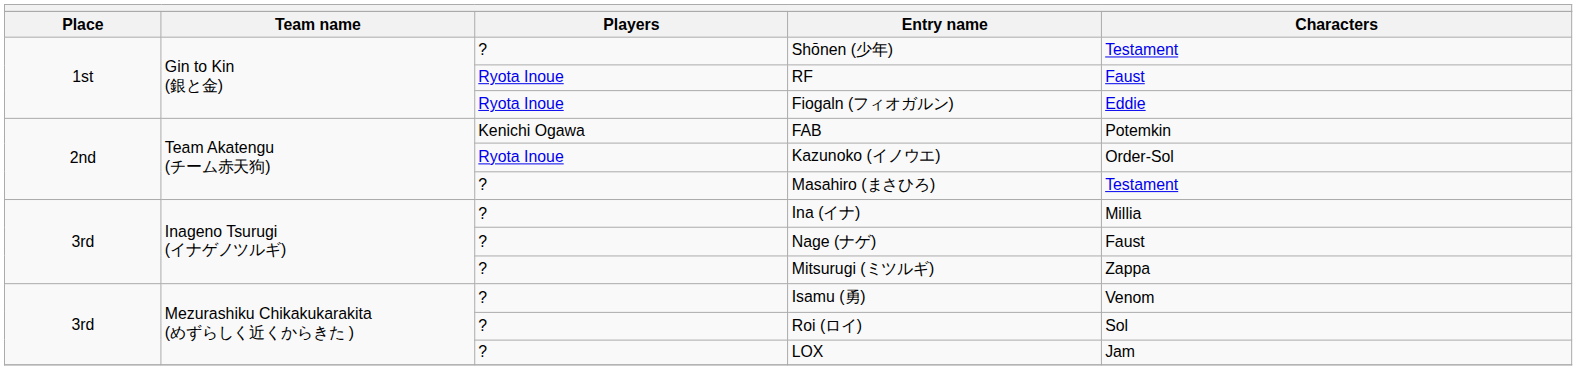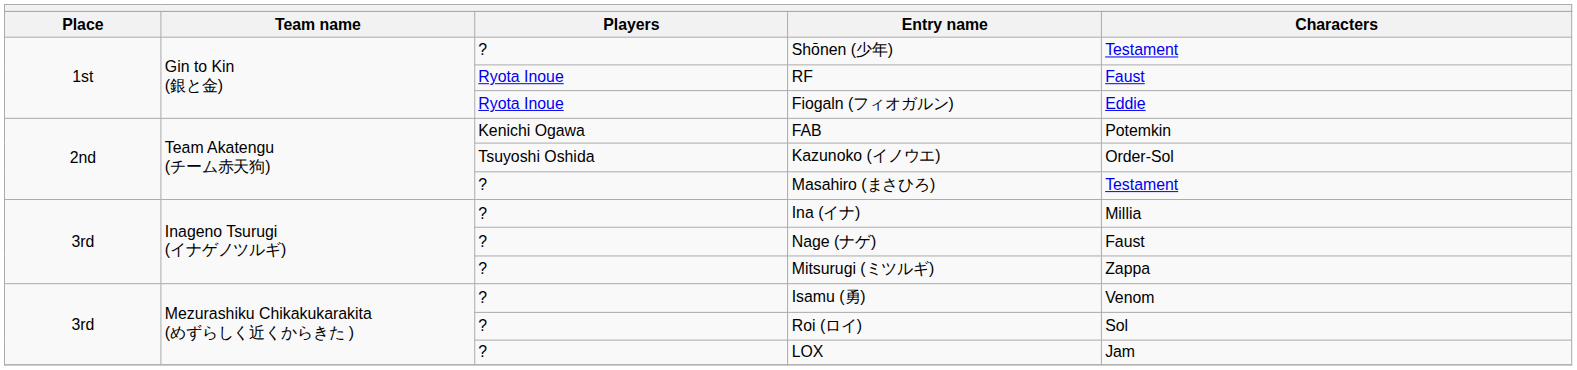(521, 157) Ryota Inoue -> (536, 157) Tsuyoshi Oshida
